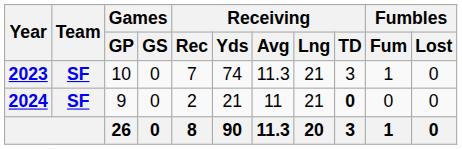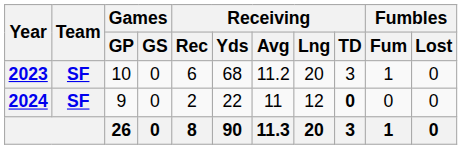(192, 74) 7 -> (192, 74) 6
(232, 74) 74 -> (232, 74) 68
(273, 74) 11.3 -> (273, 74) 11.2
(314, 74) 21 -> (314, 74) 20
(232, 102) 21 -> (232, 102) 22
(314, 102) 21 -> (314, 102) 12
